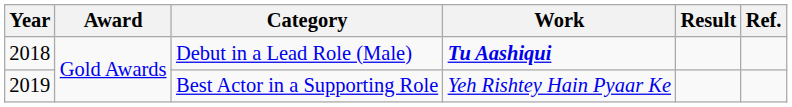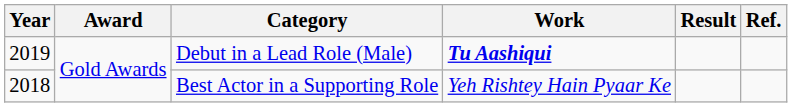(30, 53) 2018 -> (30, 53) 2019
(30, 85) 2019 -> (30, 85) 2018
